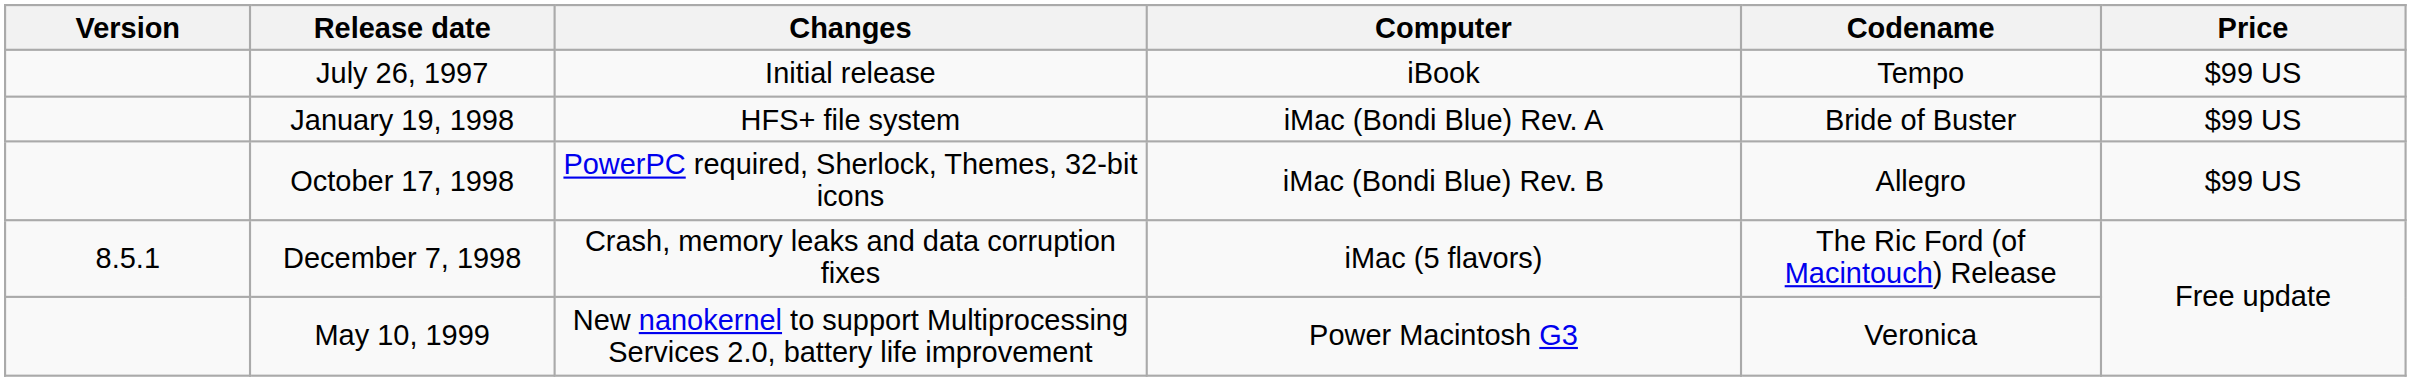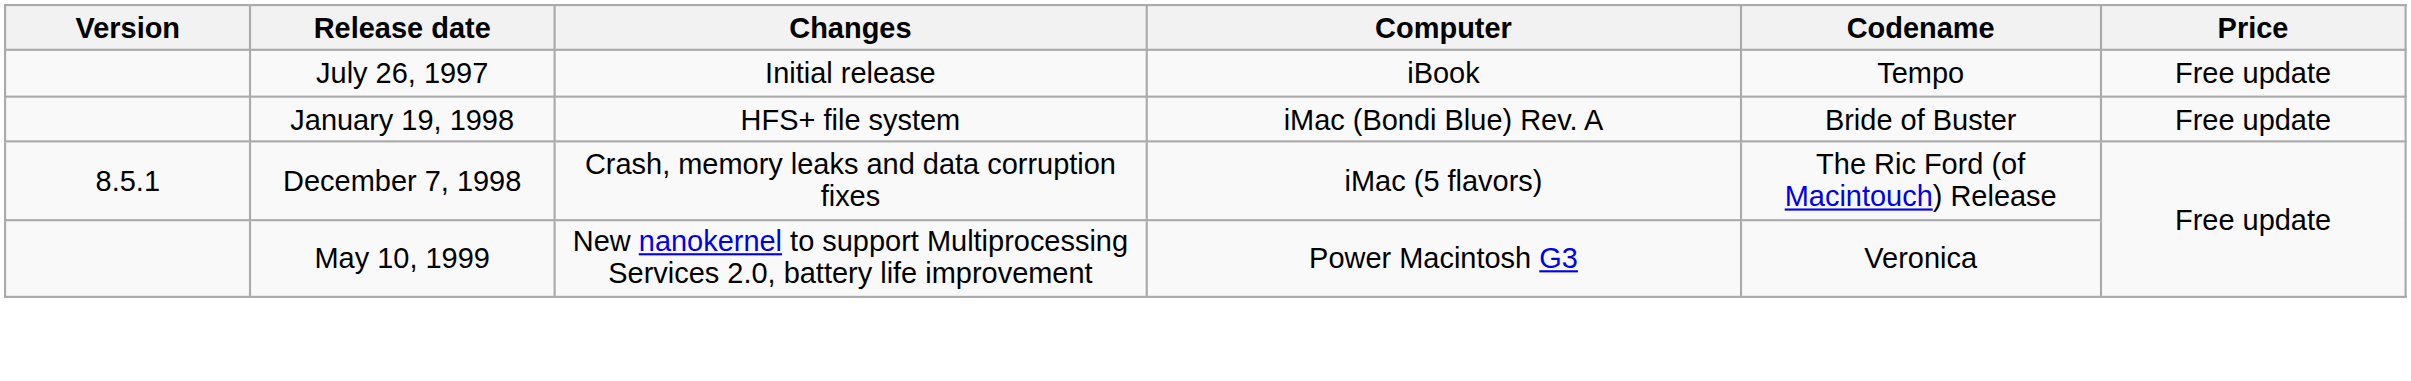(2253, 73) $99 US -> (2253, 73) Free update
(2253, 119) $99 US -> (2253, 119) Free update
- row: (402, 180)
